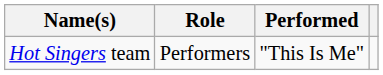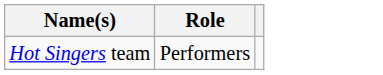- column: (312, 20)
